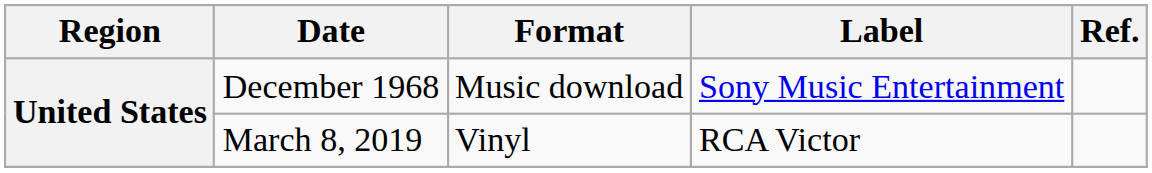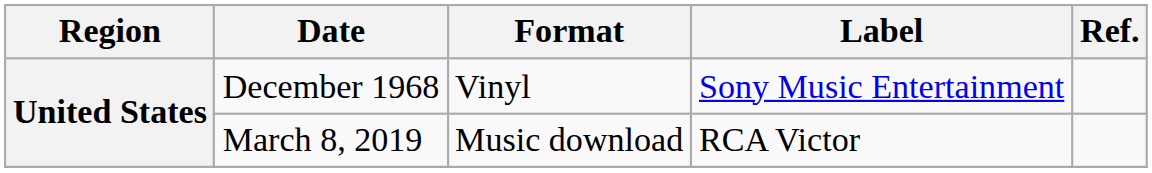(569, 85) Music download -> (493, 85) Vinyl
(493, 139) Vinyl -> (569, 139) Music download
